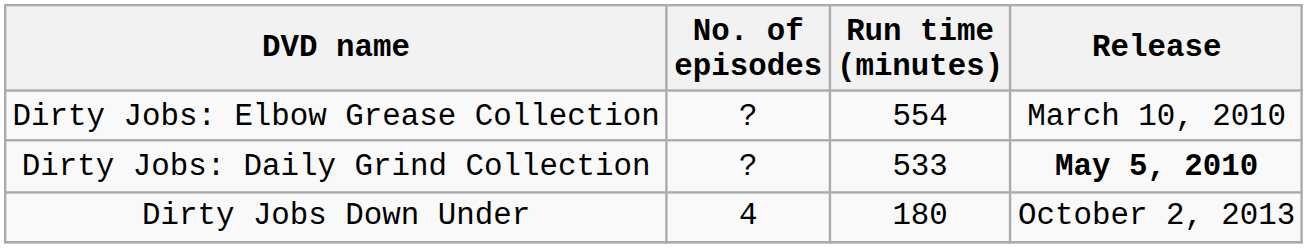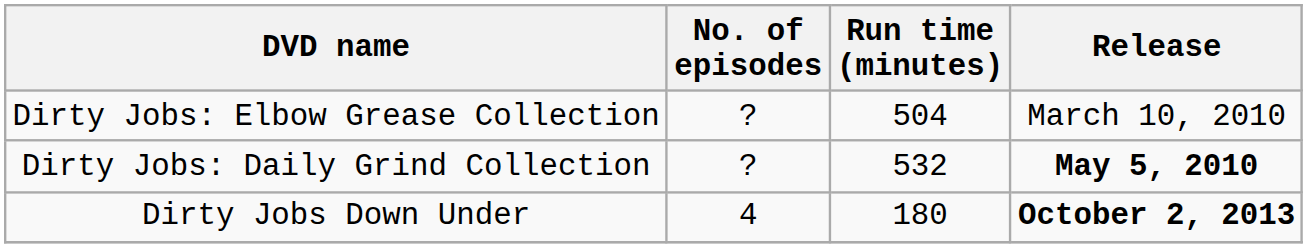(920, 116) 554 -> (920, 116) 504
(920, 166) 533 -> (920, 166) 532
(1157, 216) normal -> (1157, 216) bold
